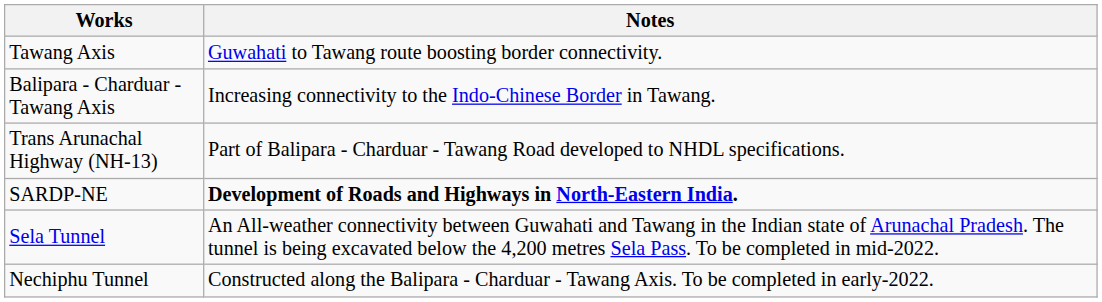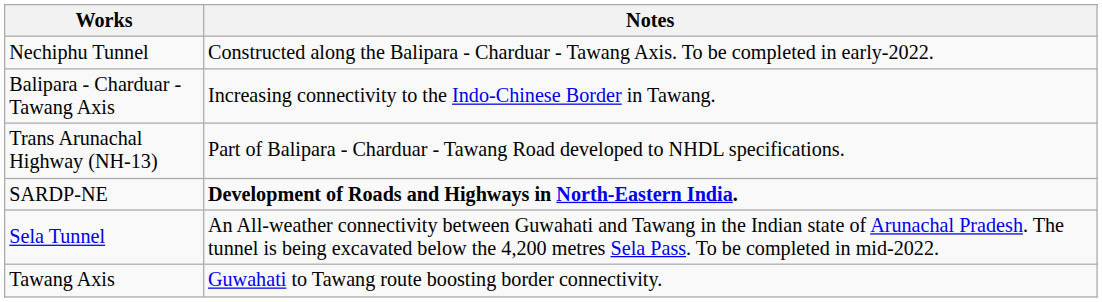rows swapped: (62, 52) <-> (79, 280)
